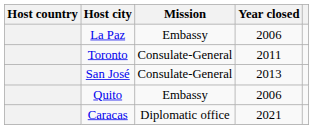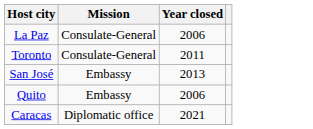- column: (43, 14)
(185, 34) Embassy -> (109, 34) Consulate-General
(185, 74) Consulate-General -> (109, 74) Embassy
